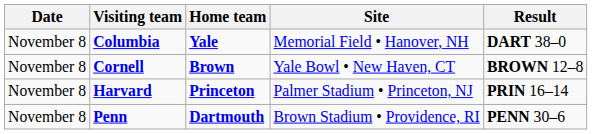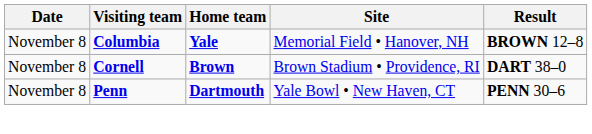(527, 41) DART 38–0 -> (535, 41) BROWN 12–8
(364, 66) Yale Bowl • New Haven, CT -> (377, 66) Brown Stadium • Providence, RI
(535, 66) BROWN 12–8 -> (527, 66) DART 38–0
- row: (122, 91)
(377, 116) Brown Stadium • Providence, RI -> (364, 91) Yale Bowl • New Haven, CT
